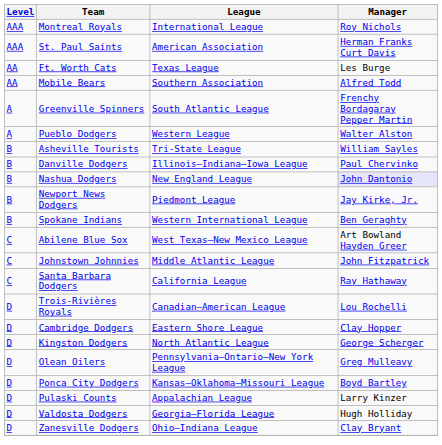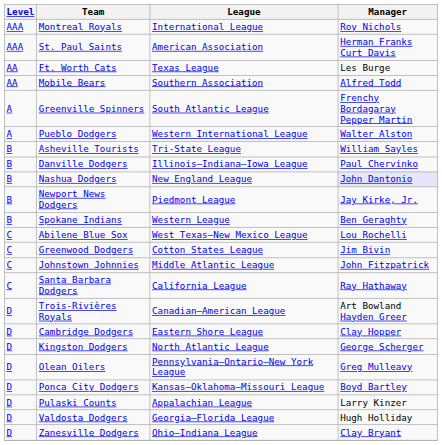(191, 134) Western League -> (230, 134) Western International League
(230, 220) Western International League -> (191, 220) Western League
(374, 240) Art Bowland Hayden Greer -> (374, 235) Lou Rochelli
+ row: (86, 250)
(374, 307) Lou Rochelli -> (374, 311) Art Bowland Hayden Greer
